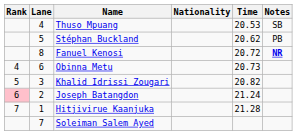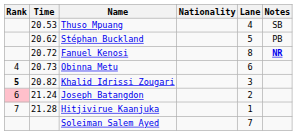columns swapped: (41, 11) <-> (247, 11)
(17, 81) normal -> (17, 81) bold
